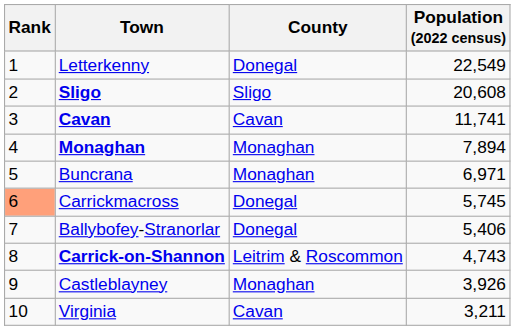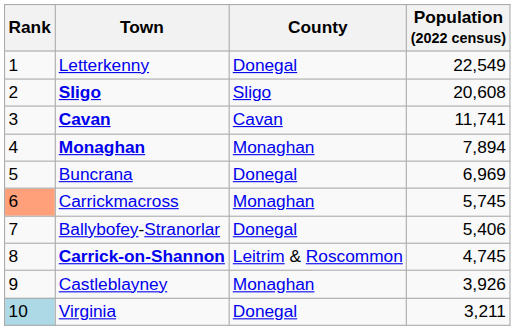(274, 174) Monaghan -> (265, 174) Donegal
(484, 174) 6,971 -> (484, 174) 6,969
(265, 202) Donegal -> (274, 202) Monaghan
(484, 256) 4,743 -> (484, 256) 4,745
(18, 311) no background -> (18, 311) lightblue background
(258, 311) Cavan -> (265, 311) Donegal
